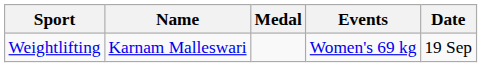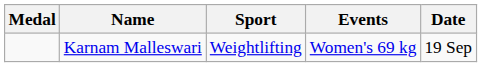columns swapped: (278, 18) <-> (55, 18)
